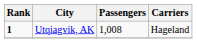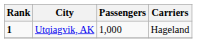(110, 29) 1,008 -> (110, 29) 1,000
